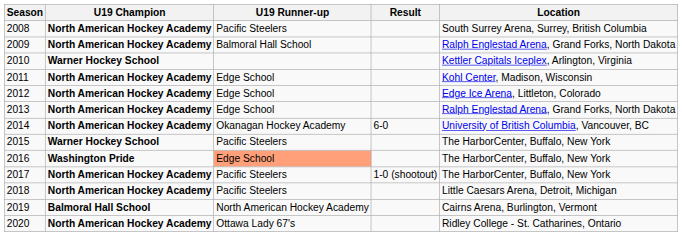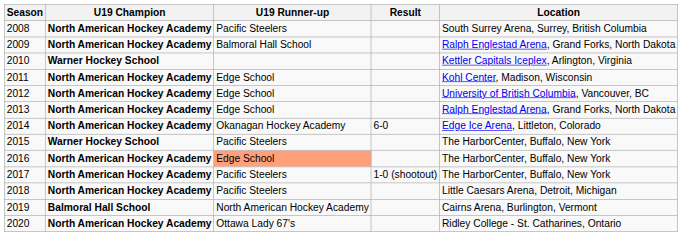(521, 93) Edge Ice Arena, Littleton, Colorado -> (545, 93) University of British Columbia, Vancouver, BC
(545, 126) University of British Columbia, Vancouver, BC -> (521, 126) Edge Ice Arena, Littleton, Colorado
(91, 158) Washington Pride -> (130, 158) North American Hockey Academy
